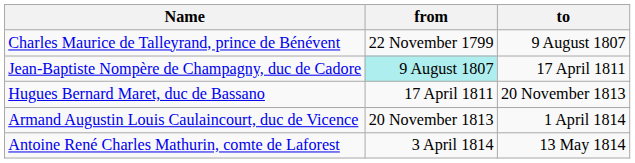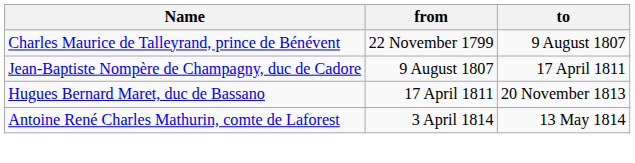(446, 68) paleturquoise background -> (446, 68) no background
- row: (183, 119)
